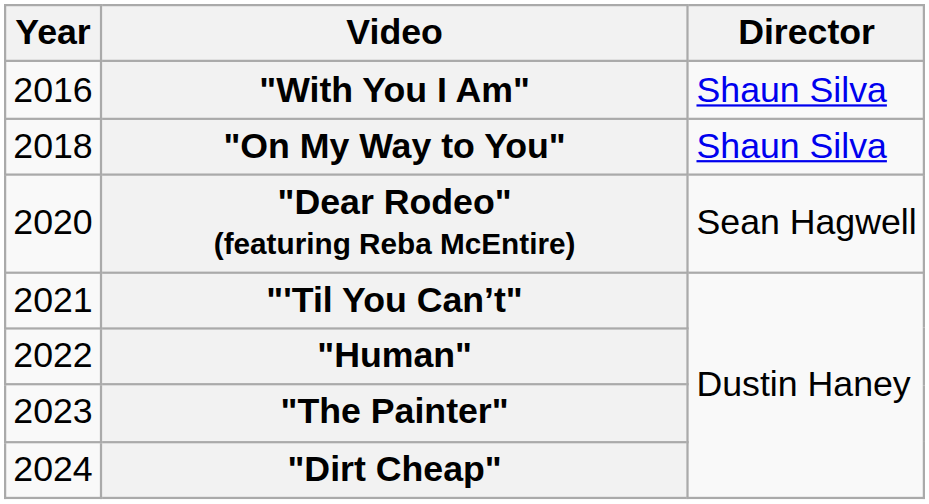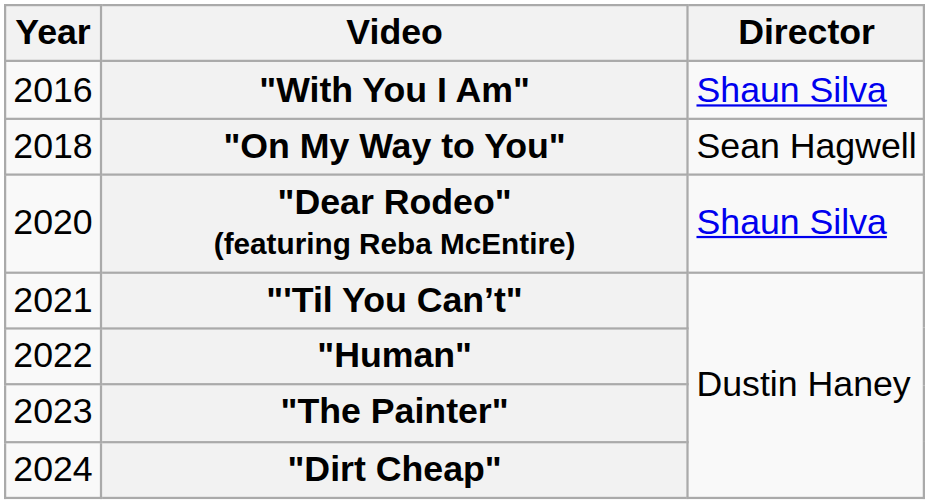(792, 145) Shaun Silva -> (807, 145) Sean Hagwell
(807, 222) Sean Hagwell -> (792, 222) Shaun Silva
